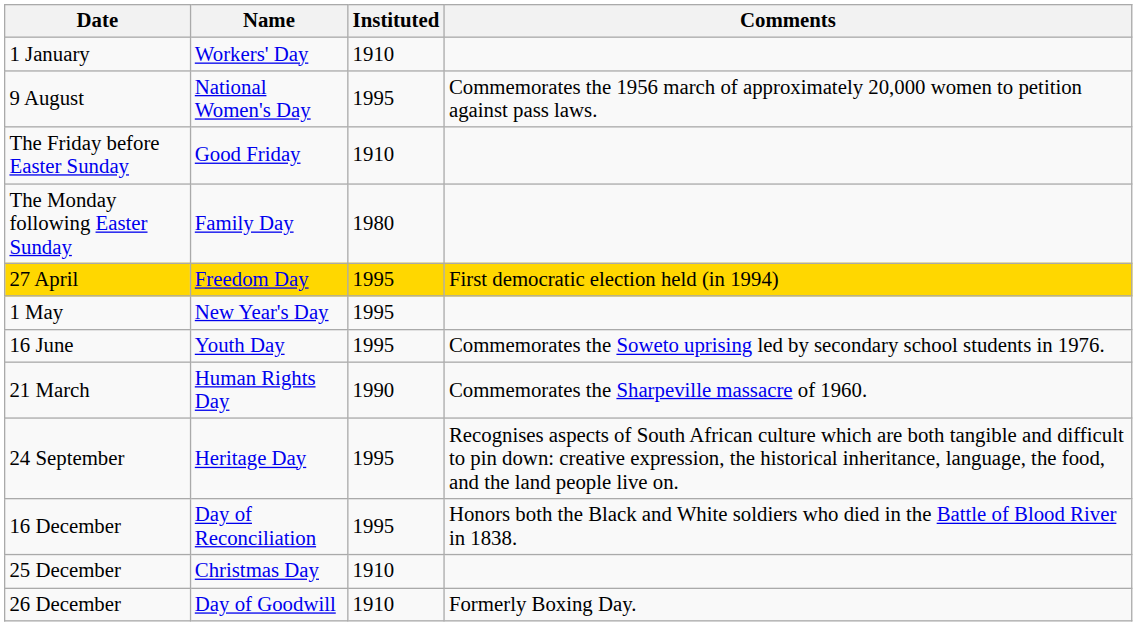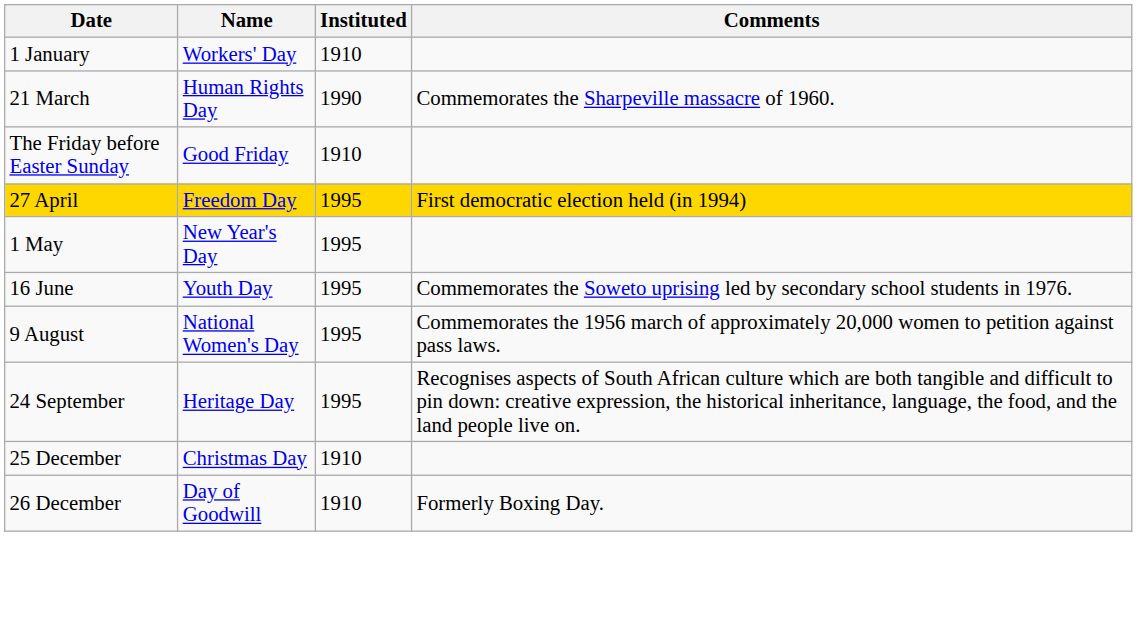rows swapped: (50, 390) <-> (47, 98)
- row: (78, 223)
- row: (65, 526)
